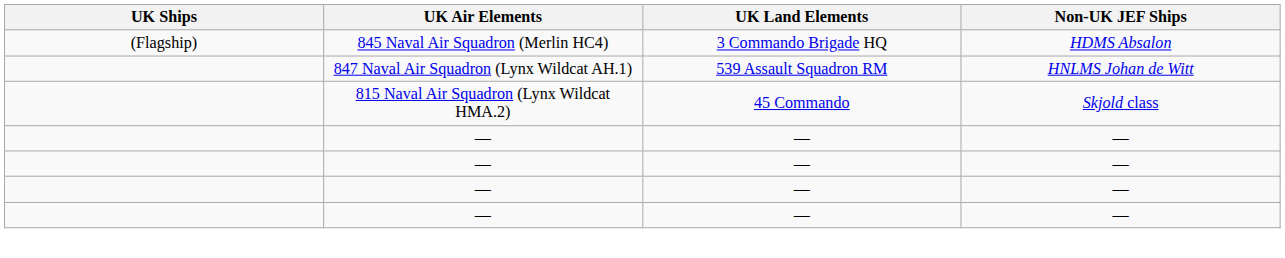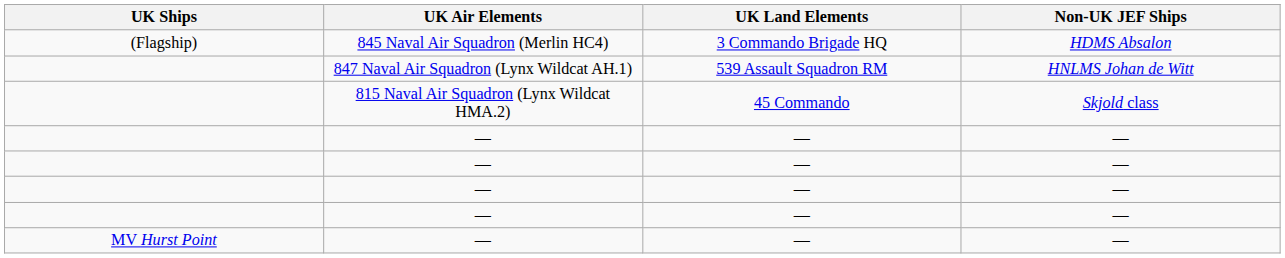+ row: (164, 240)
